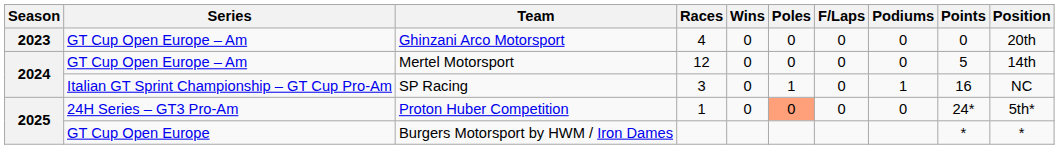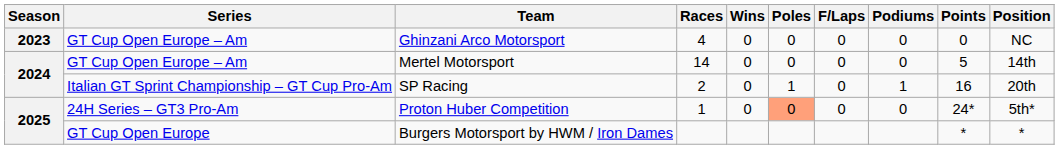(1022, 40) 20th -> (1022, 40) NC
(702, 63) 12 -> (702, 63) 14
(702, 86) 3 -> (702, 86) 2
(1022, 86) NC -> (1022, 86) 20th
